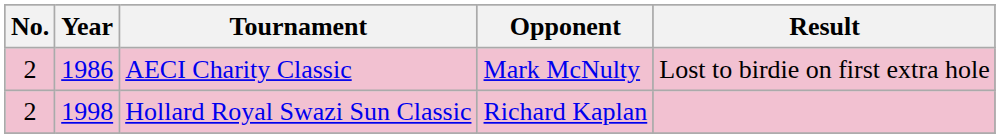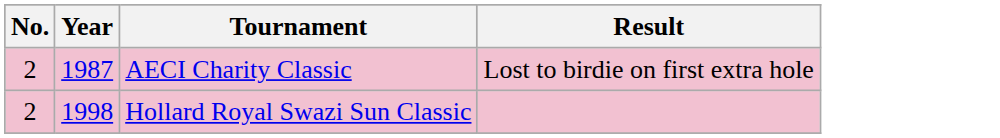- column: (565, 26)
(87, 68) 1986 -> (87, 68) 1987
